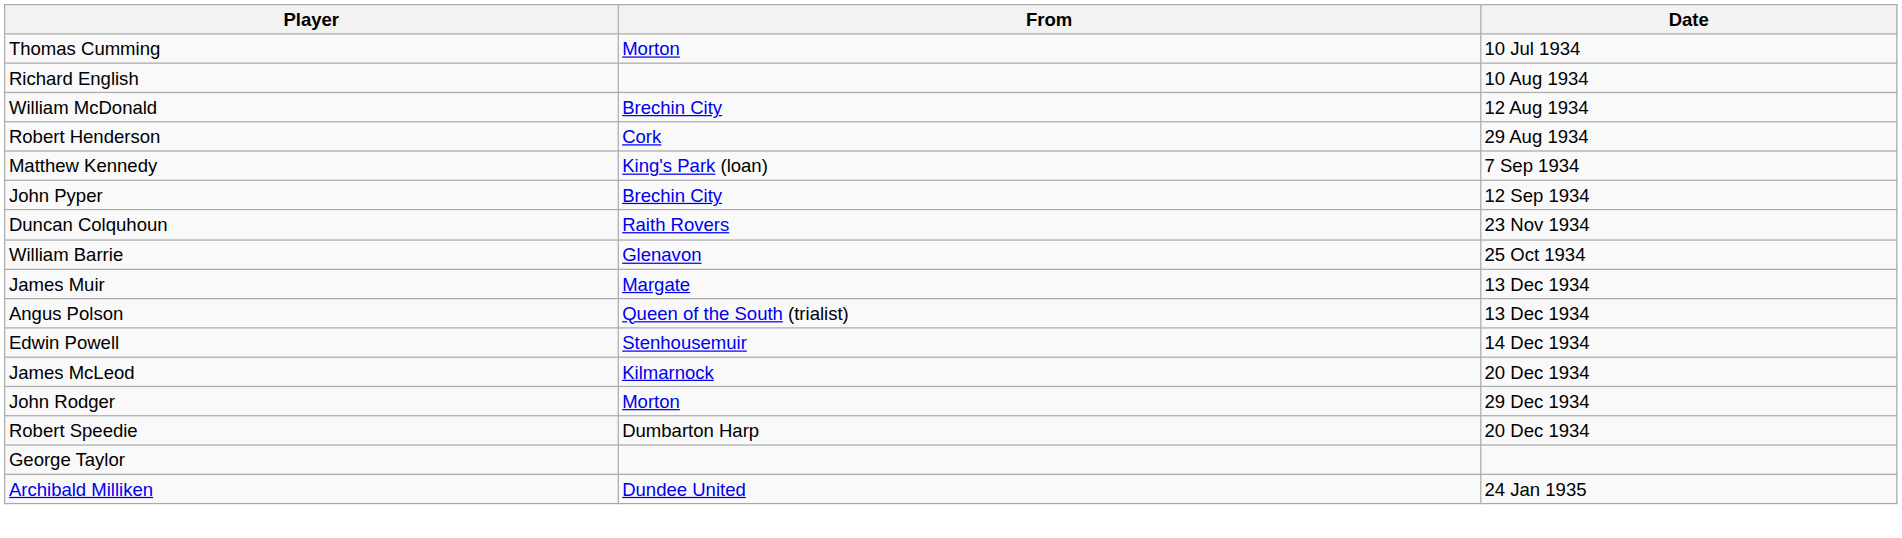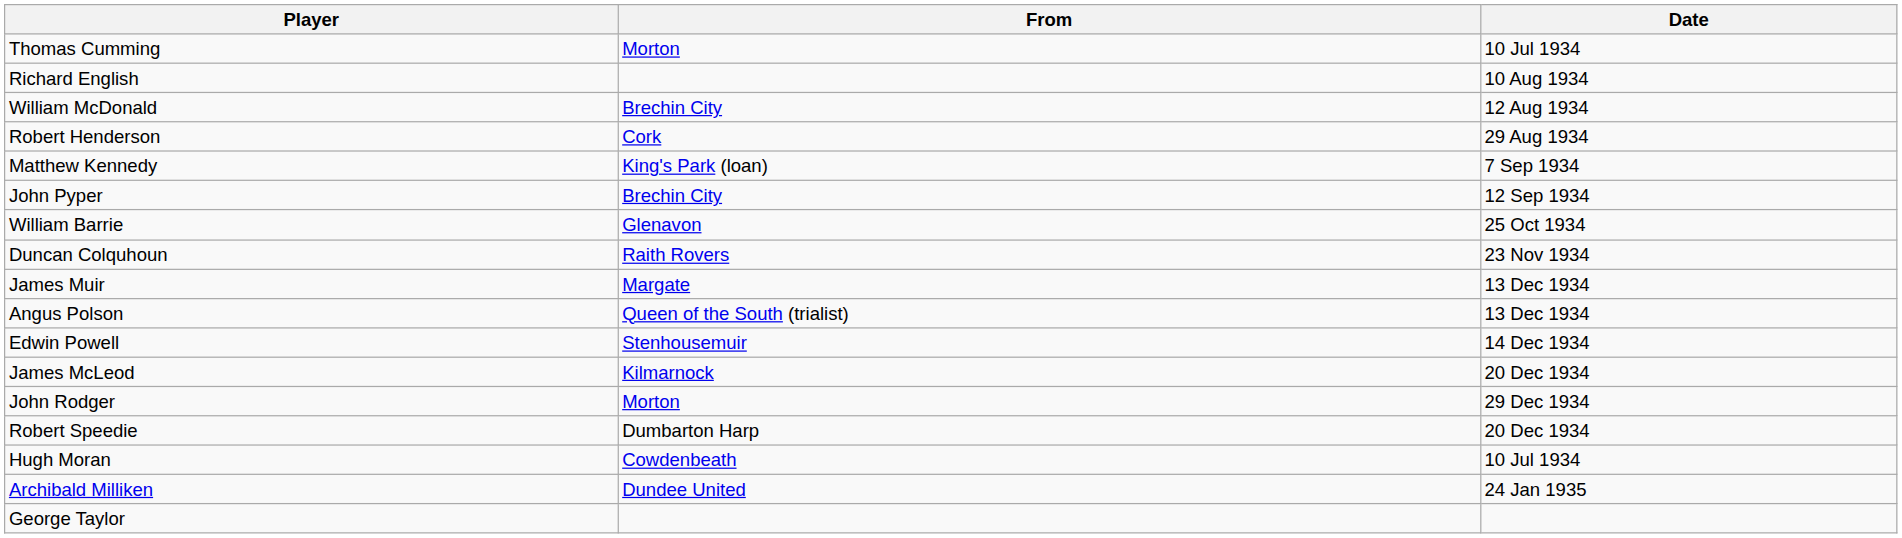rows swapped: (66, 254) <-> (88, 225)
+ row: (60, 460)
rows swapped: (81, 489) <-> (67, 460)
